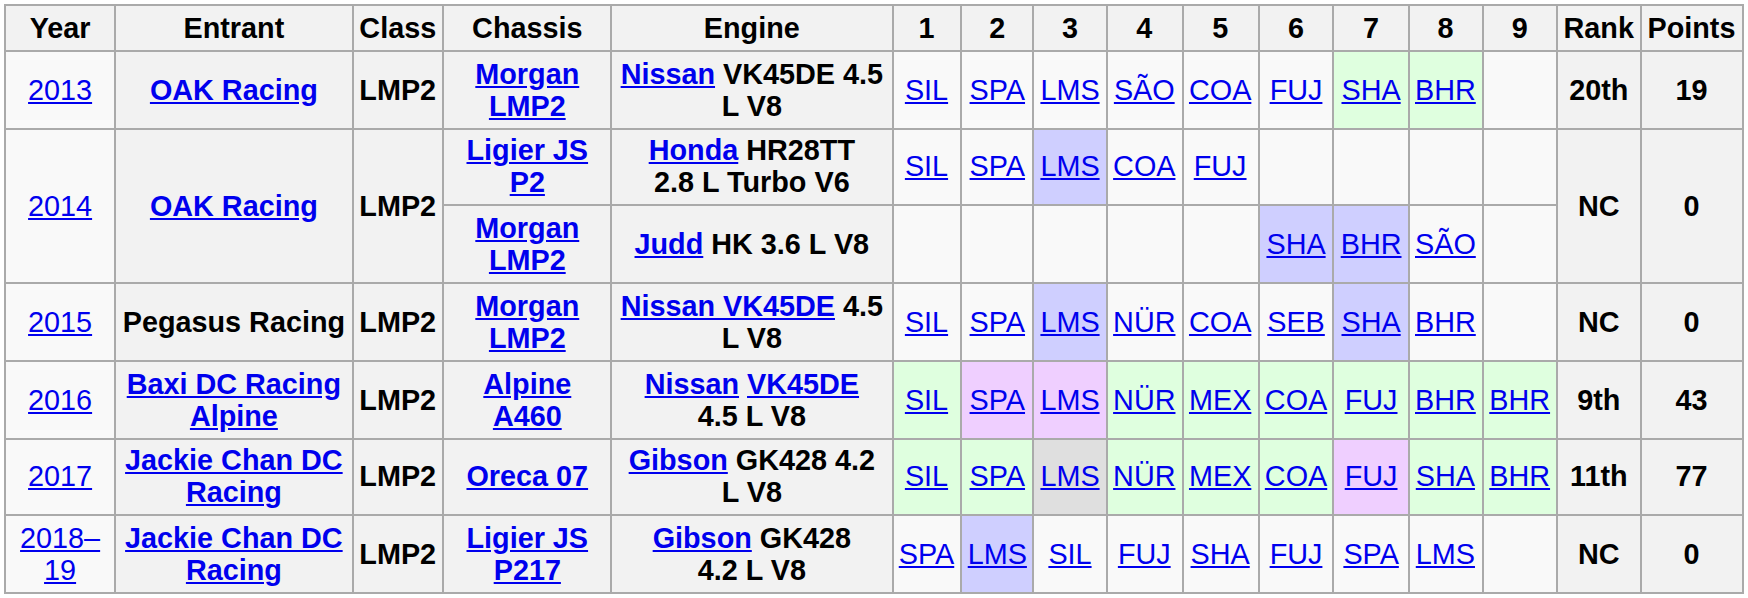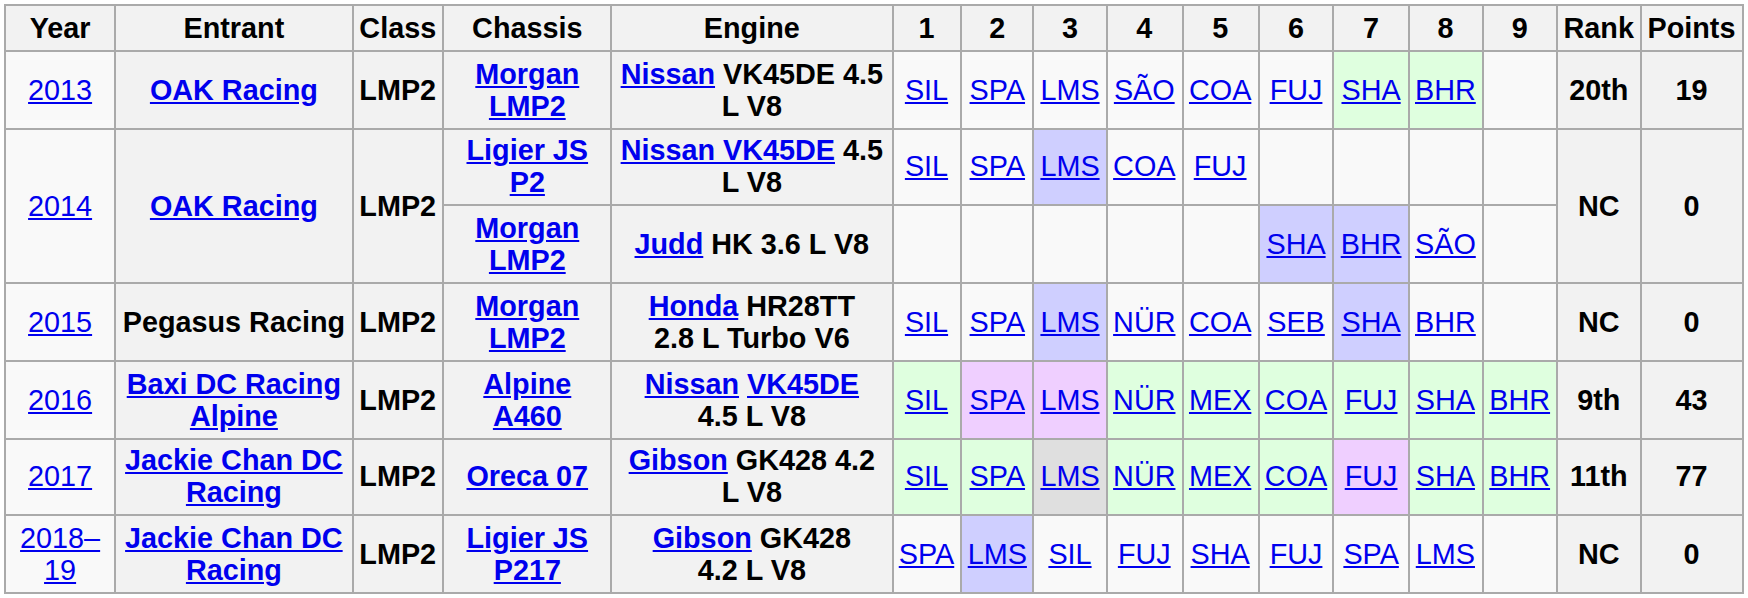(752, 167) Honda HR28TT 2.8 L Turbo V6 -> (752, 167) Nissan VK45DE 4.5 L V8
(752, 322) Nissan VK45DE 4.5 L V8 -> (752, 322) Honda HR28TT 2.8 L Turbo V6
(1445, 400) BHR -> (1445, 400) SHA
